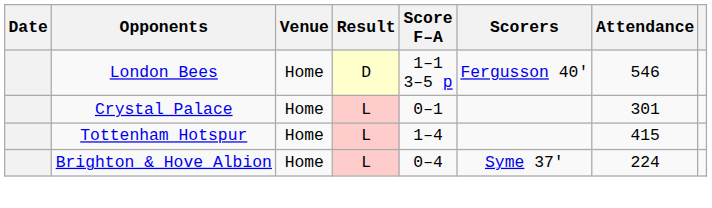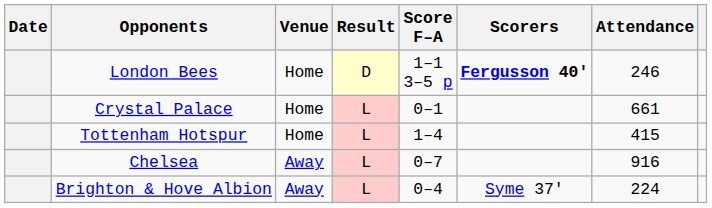(524, 73) normal -> (524, 73) bold
(645, 73) 546 -> (645, 73) 246
(645, 109) 301 -> (645, 109) 661
+ row: (164, 163)
(304, 163) Home -> (304, 189) Away
